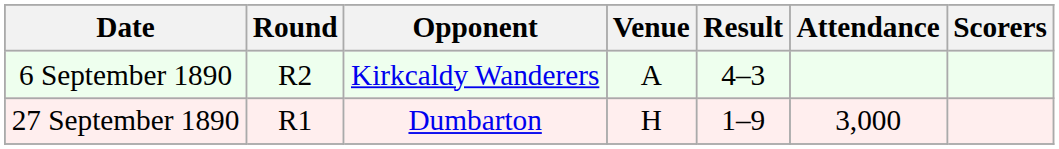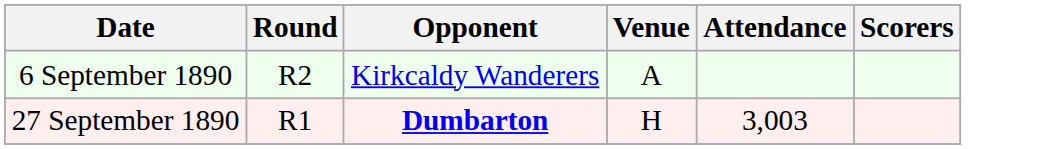- column: (743, 27)
(475, 120) normal -> (475, 120) bold
(868, 120) 3,000 -> (775, 120) 3,003
